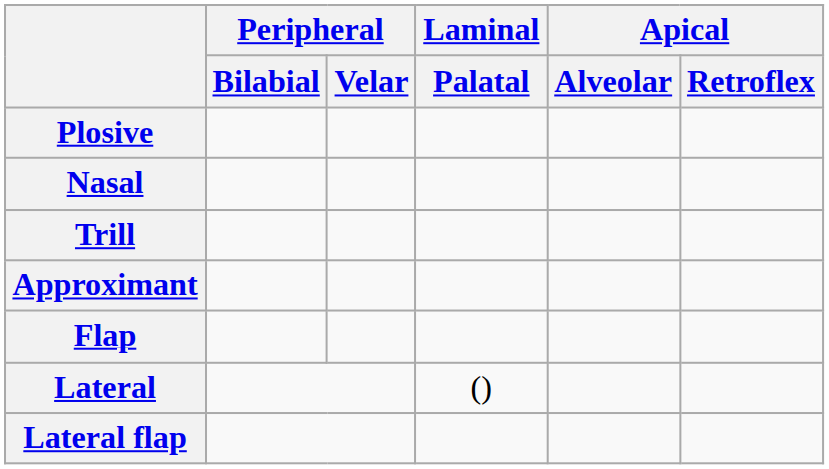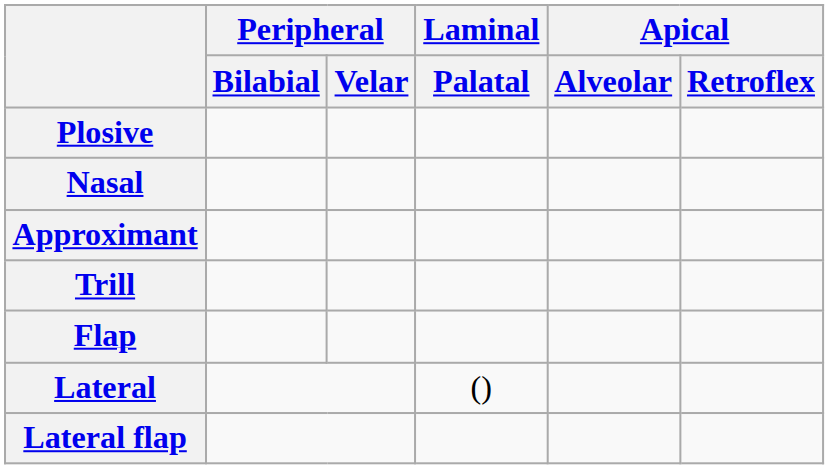rows swapped: (105, 285) <-> (105, 234)
